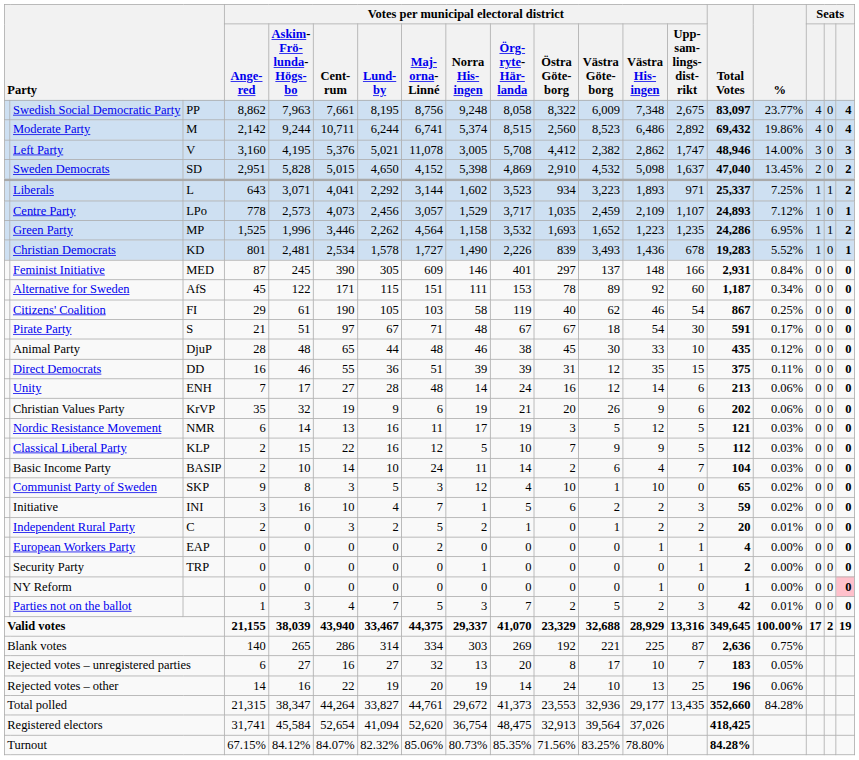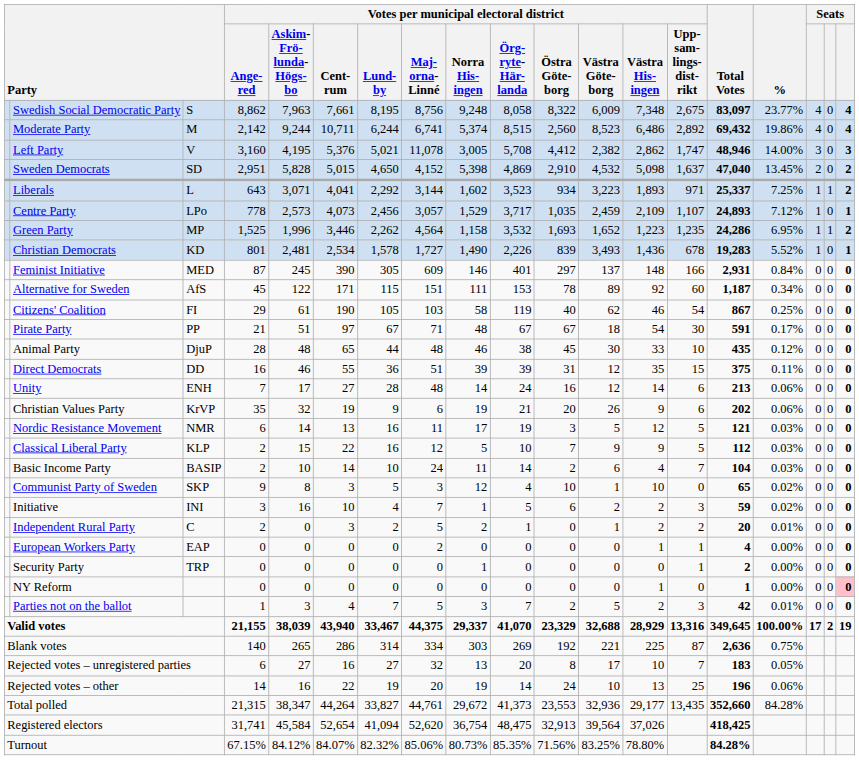(193, 110) PP -> (190, 110) S
(190, 329) S -> (193, 329) PP
